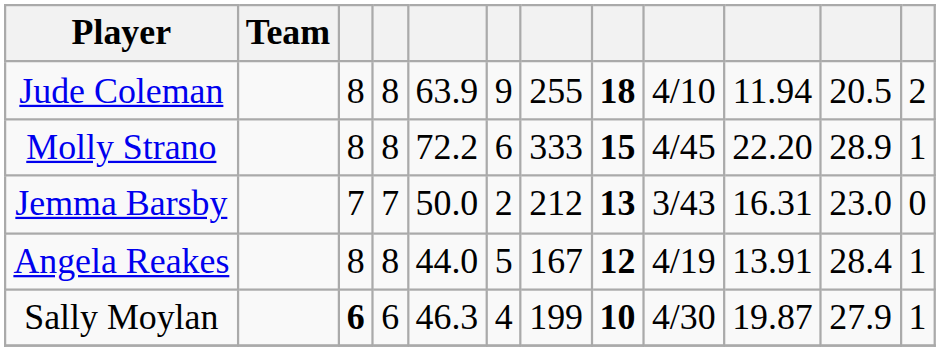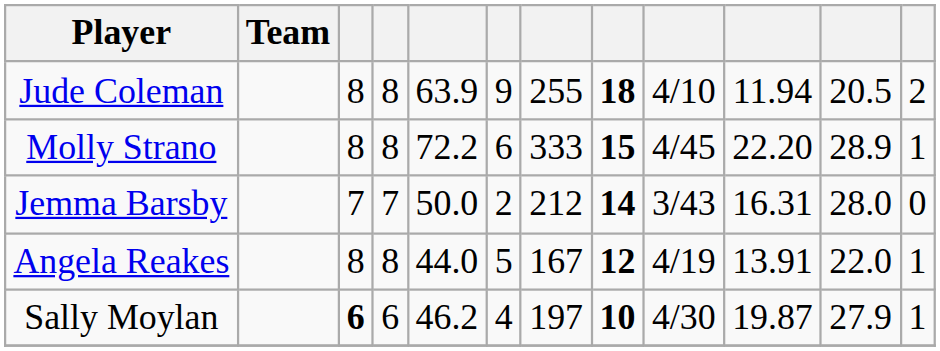(617, 203) 13 -> (617, 203) 14
(861, 203) 23.0 -> (861, 203) 28.0
(861, 260) 28.4 -> (861, 260) 22.0
(447, 317) 46.3 -> (447, 317) 46.2
(556, 317) 199 -> (556, 317) 197
